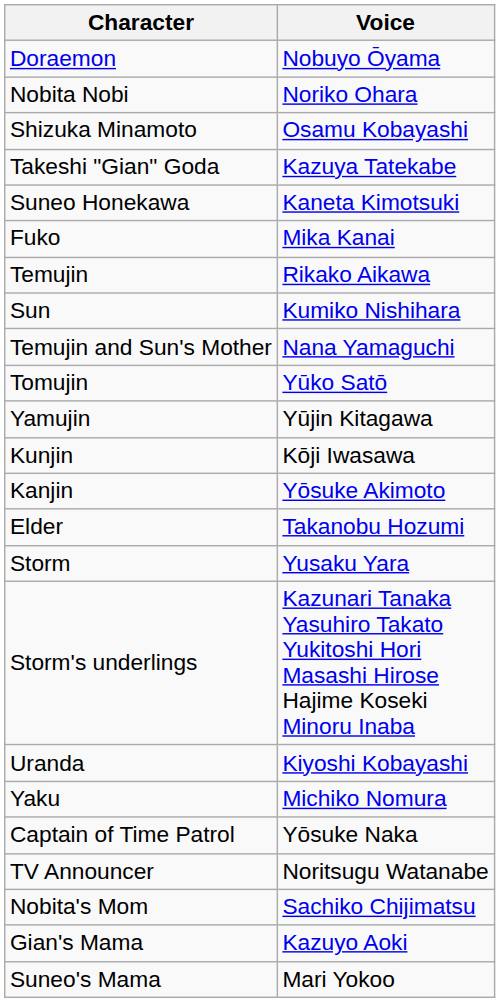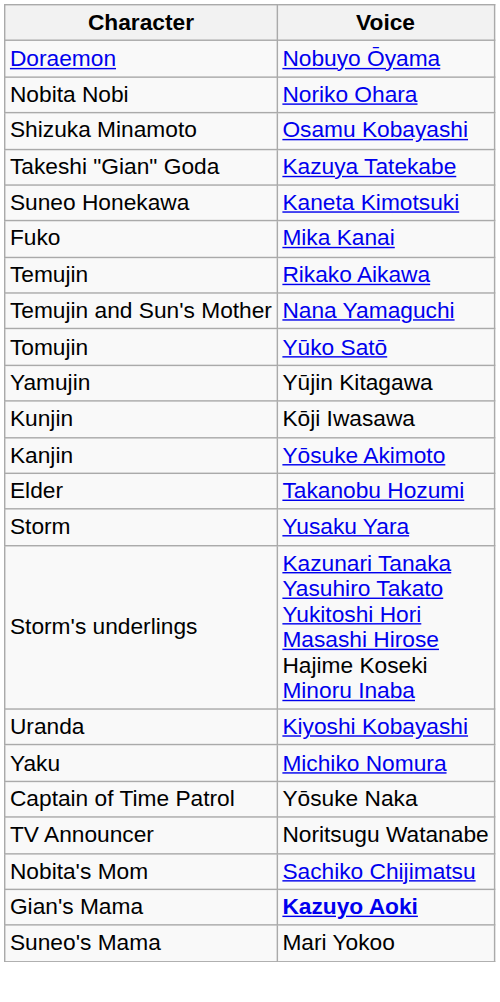- row: (30, 310)
(345, 943) normal -> (350, 906) bold
